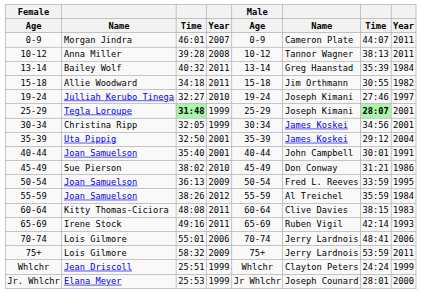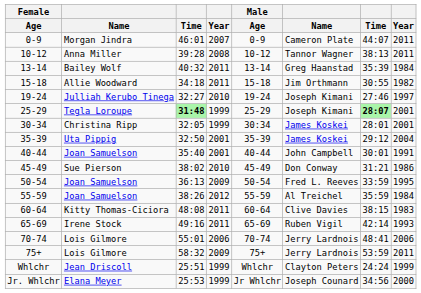(376, 125) 34:56 -> (376, 125) 28:01
(376, 281) 28:01 -> (376, 281) 34:56
